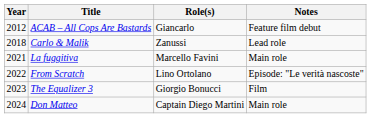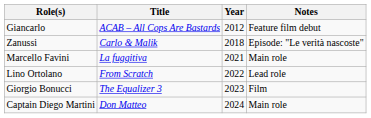columns swapped: (16, 12) <-> (200, 12)
(267, 43) Lead role -> (306, 43) Episode: "Le verità nascoste"
(306, 74) Episode: "Le verità nascoste" -> (267, 74) Lead role
